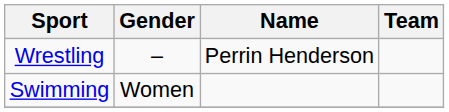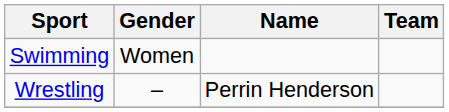rows swapped: (59, 90) <-> (59, 55)
